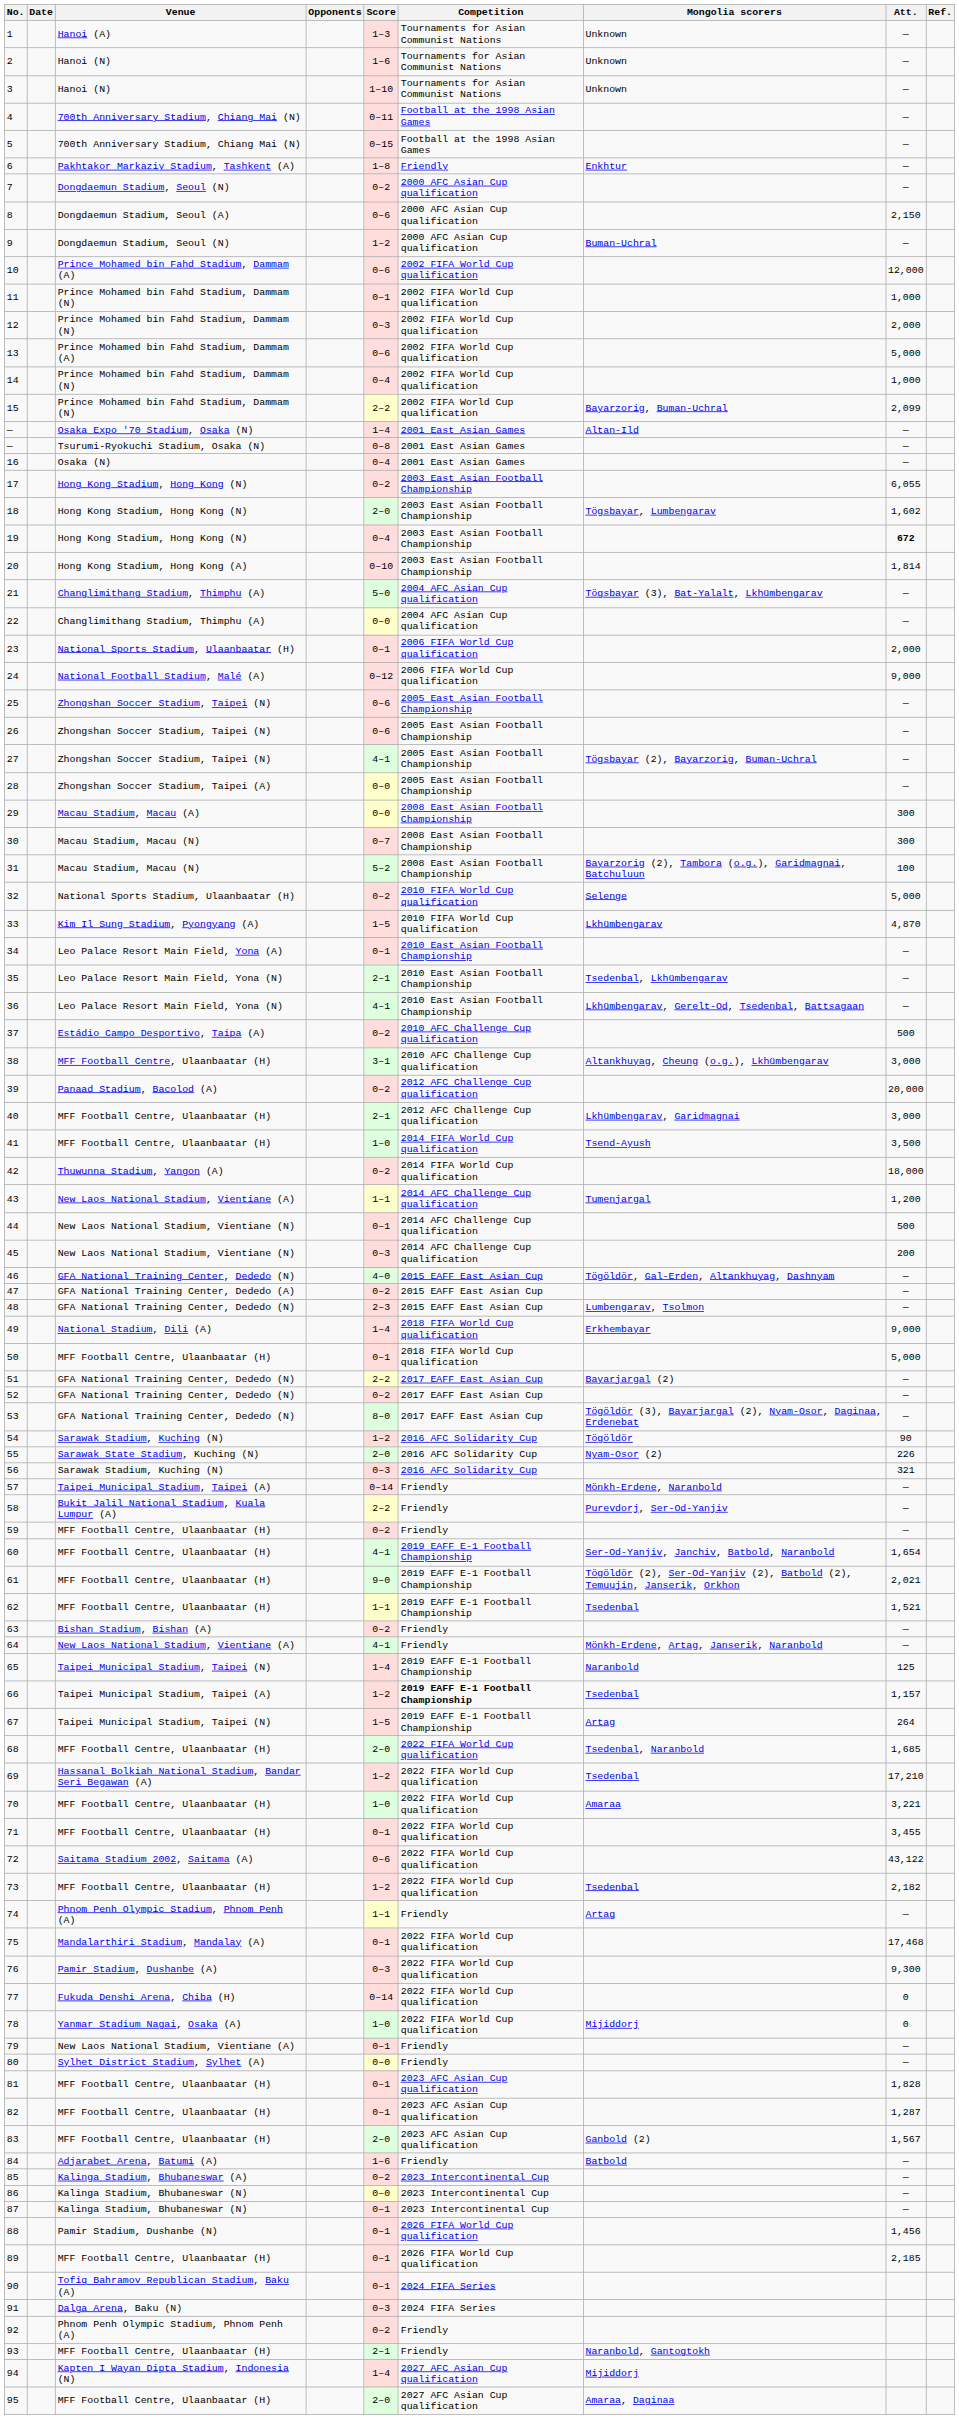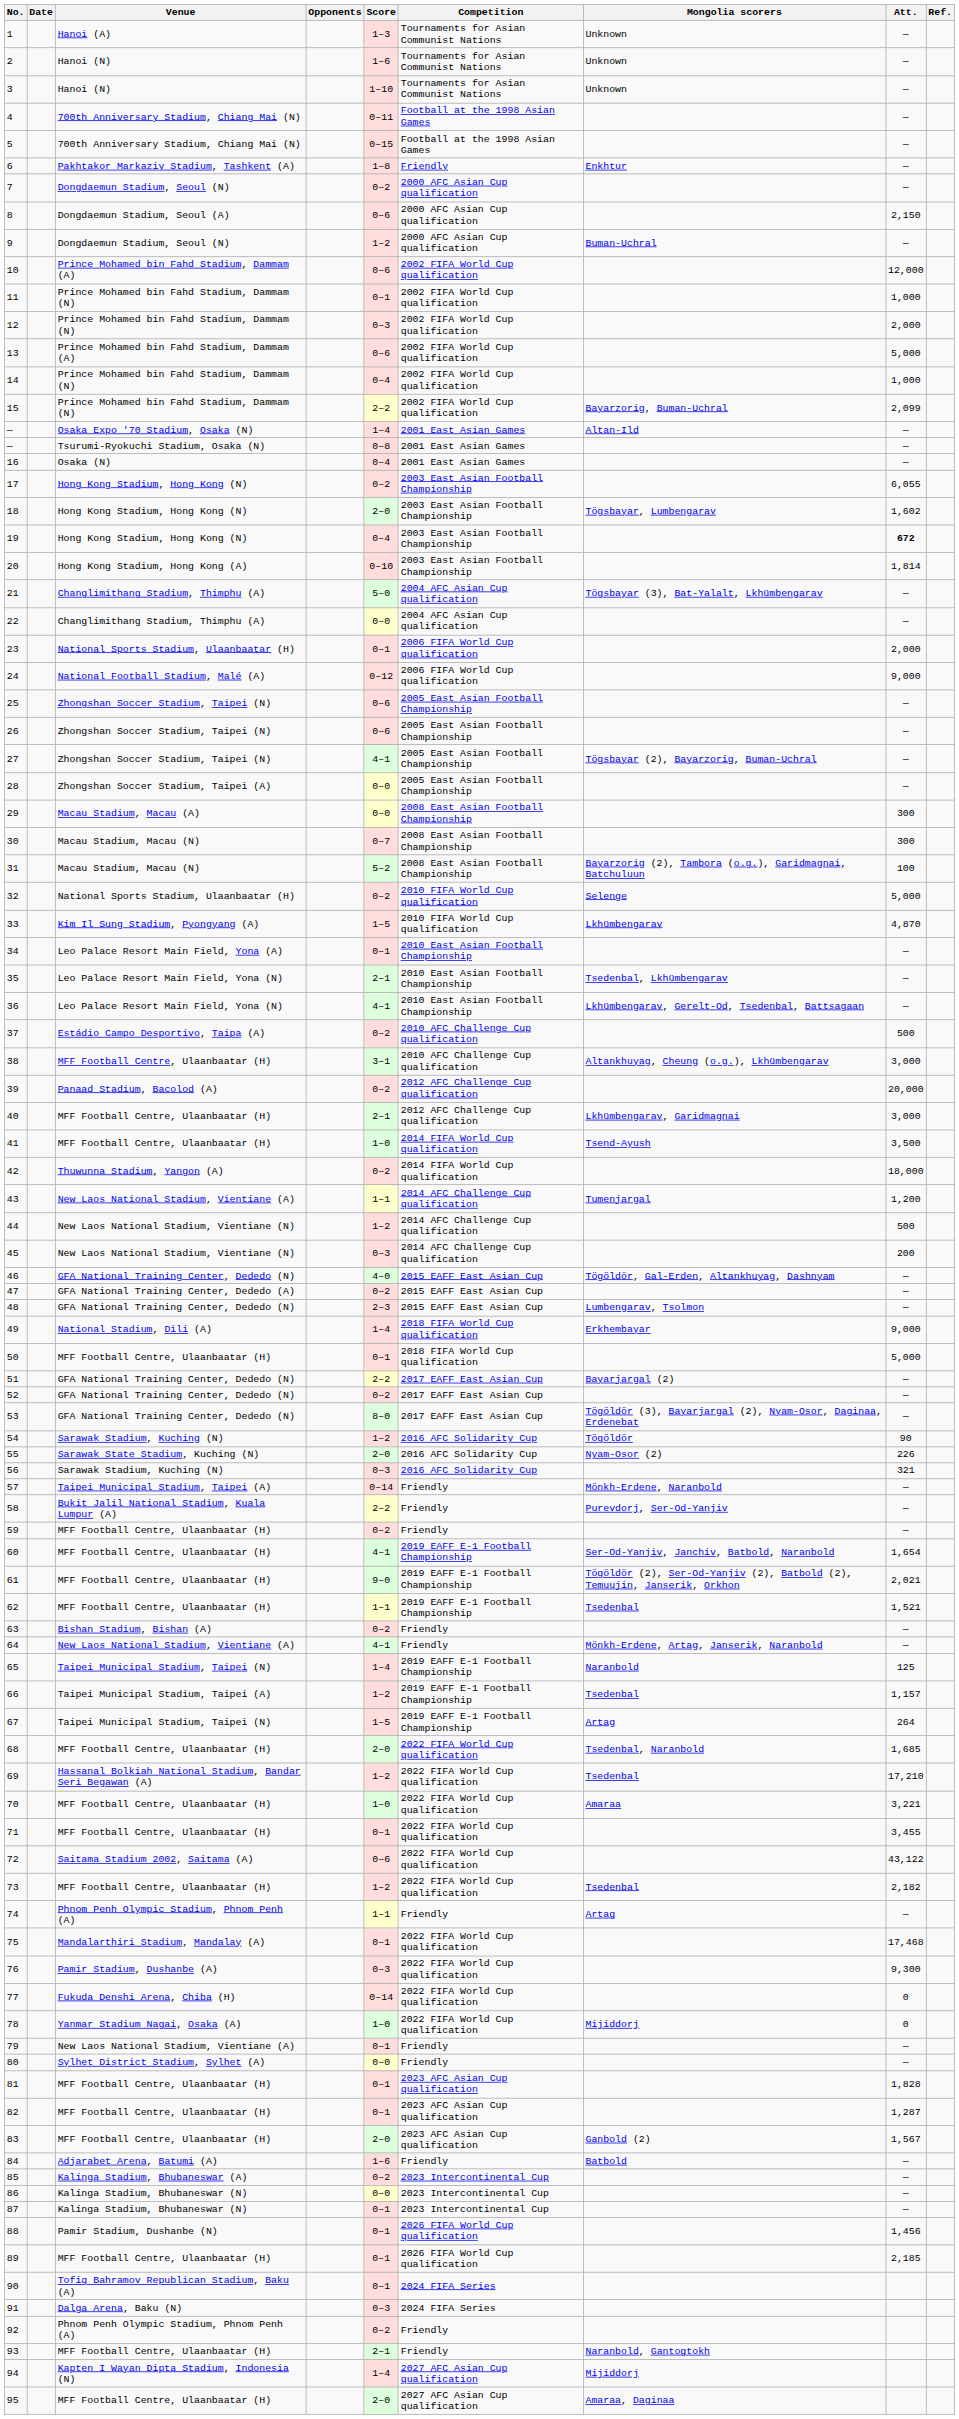(381, 1226) 0–1 -> (381, 1226) 1–2
(466, 1695) bold -> (466, 1695) normal
